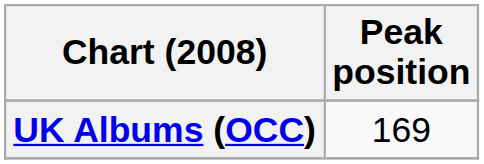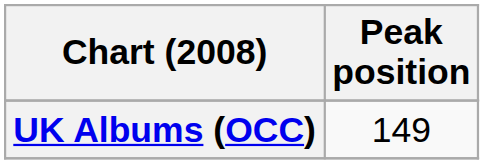(401, 128) 169 -> (401, 128) 149
